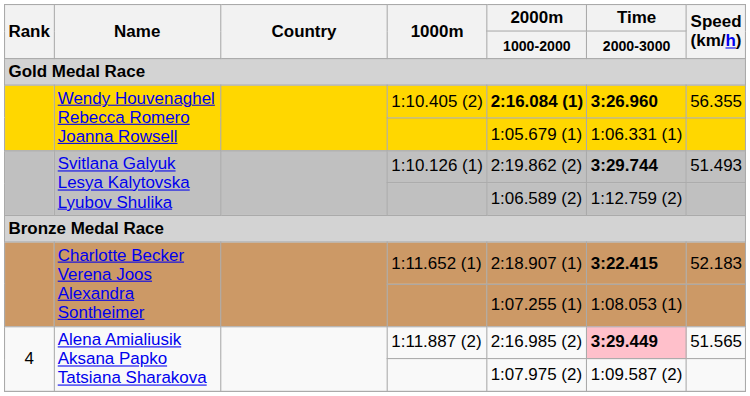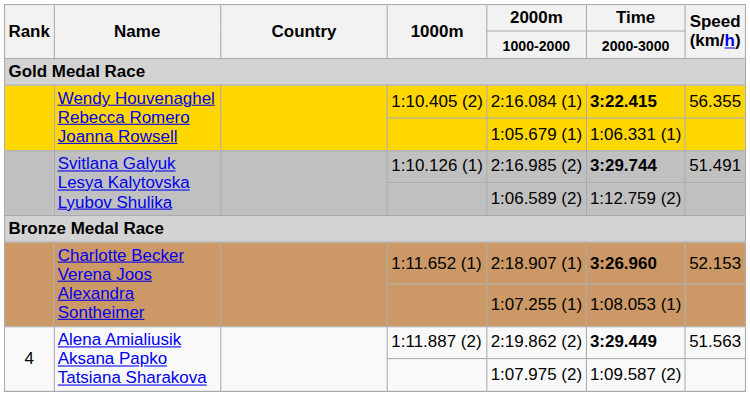(537, 101) bold -> (536, 101) normal
(624, 101) 3:26.960 -> (623, 101) 3:22.415
(536, 166) 2:19.862 (2) -> (536, 166) 2:16.985 (2)
(716, 166) 51.493 -> (715, 166) 51.491
(624, 263) 3:22.415 -> (623, 263) 3:26.960
(716, 263) 52.183 -> (715, 263) 52.153
(536, 342) 2:16.985 (2) -> (536, 342) 2:19.862 (2)
(624, 342) pink background -> (623, 342) no background
(716, 342) 51.565 -> (715, 342) 51.563
